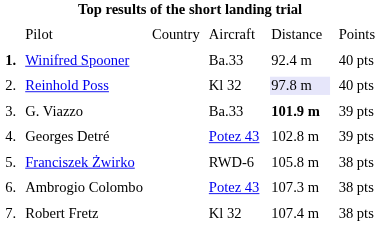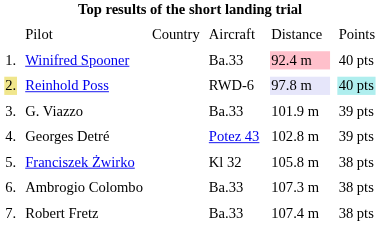(11, 60) bold -> (11, 60) normal
(292, 60) no background -> (292, 60) pink background
(11, 85) no background -> (11, 85) khaki background
(225, 85) Kl 32 -> (231, 85) RWD-6
(356, 85) no background -> (356, 85) paleturquoise background
(296, 111) bold -> (295, 111) normal
(231, 162) RWD-6 -> (225, 162) Kl 32
(234, 187) Potez 43 -> (226, 187) Ba.33
(225, 213) Kl 32 -> (226, 213) Ba.33
